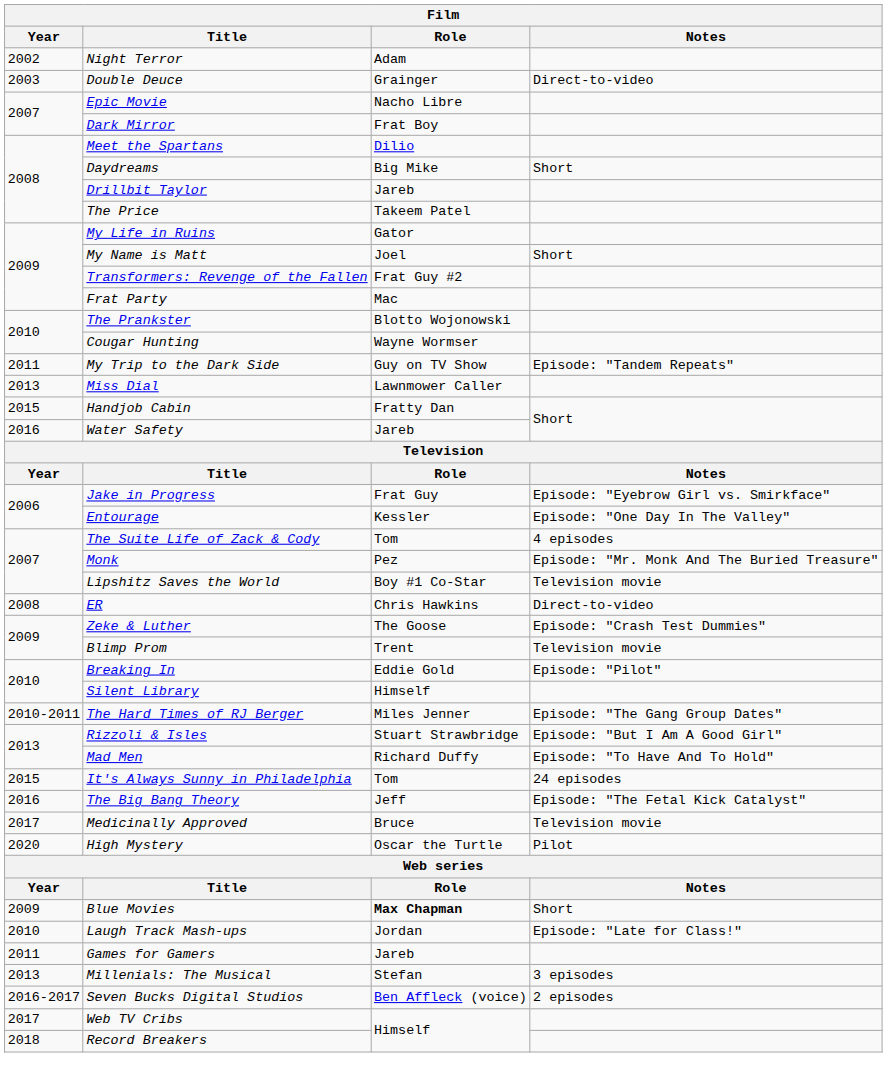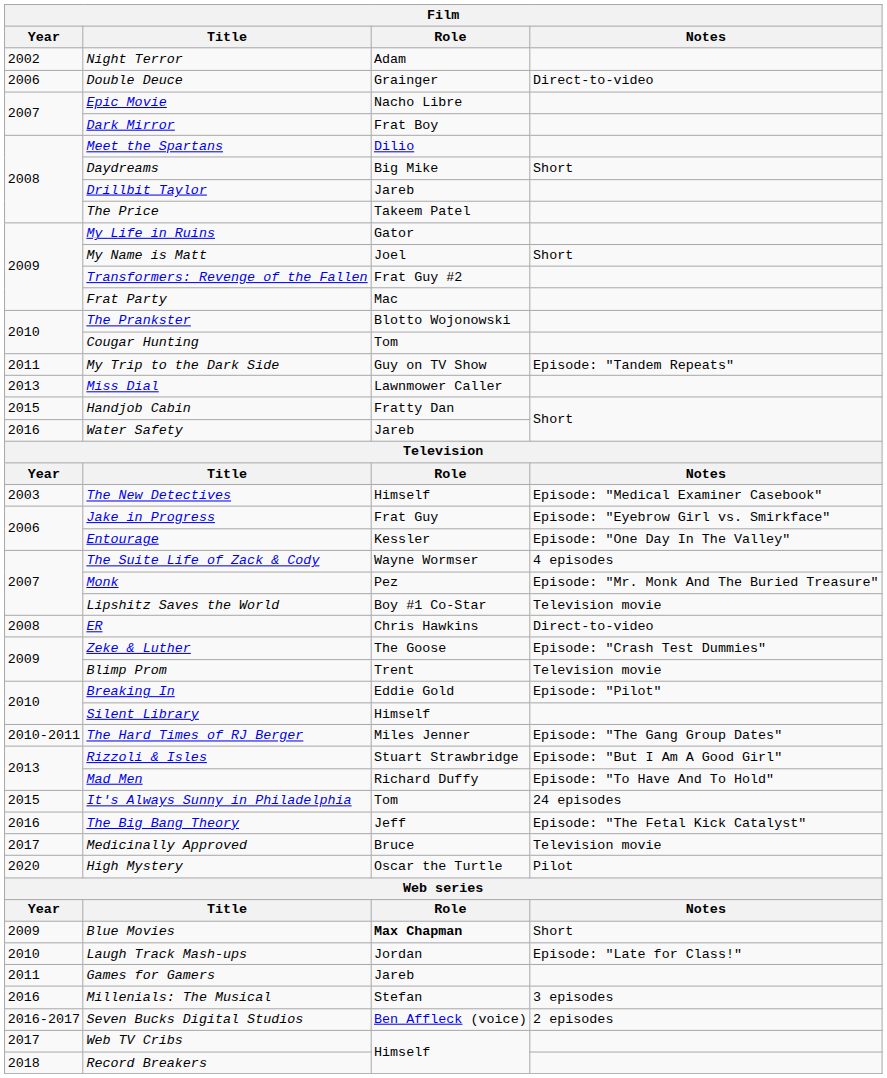(24, 81) 2003 -> (24, 81) 2006
(426, 343) Wayne Wormser -> (386, 343) Tom
+ row: (159, 496)
(386, 539) Tom -> (426, 561) Wayne Wormser
(24, 976) 2013 -> (24, 997) 2016
